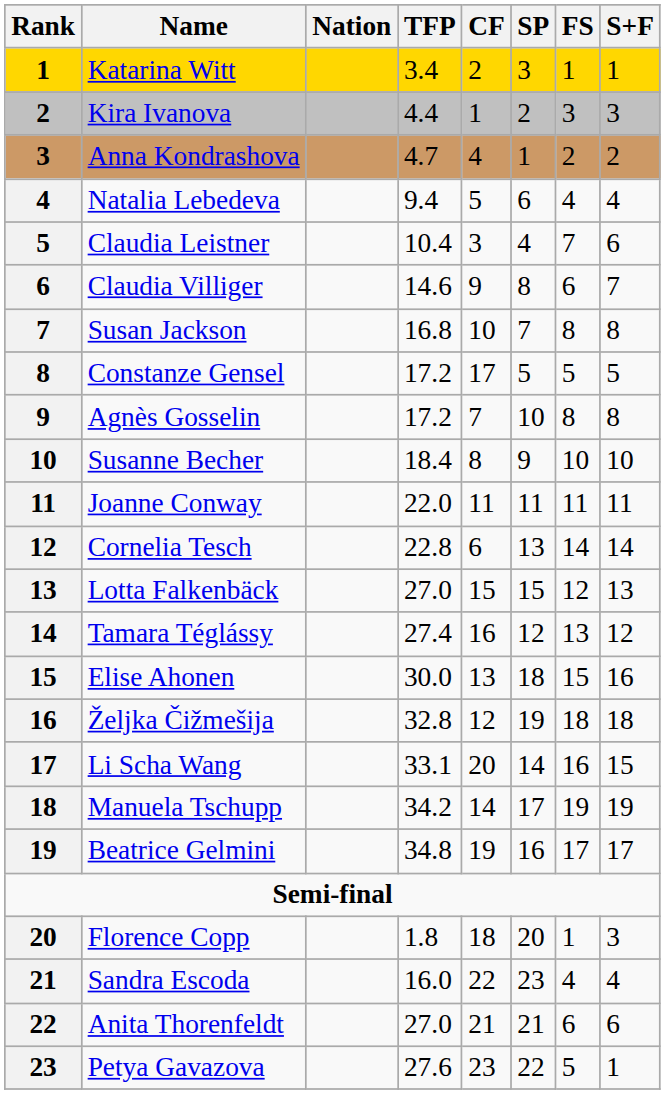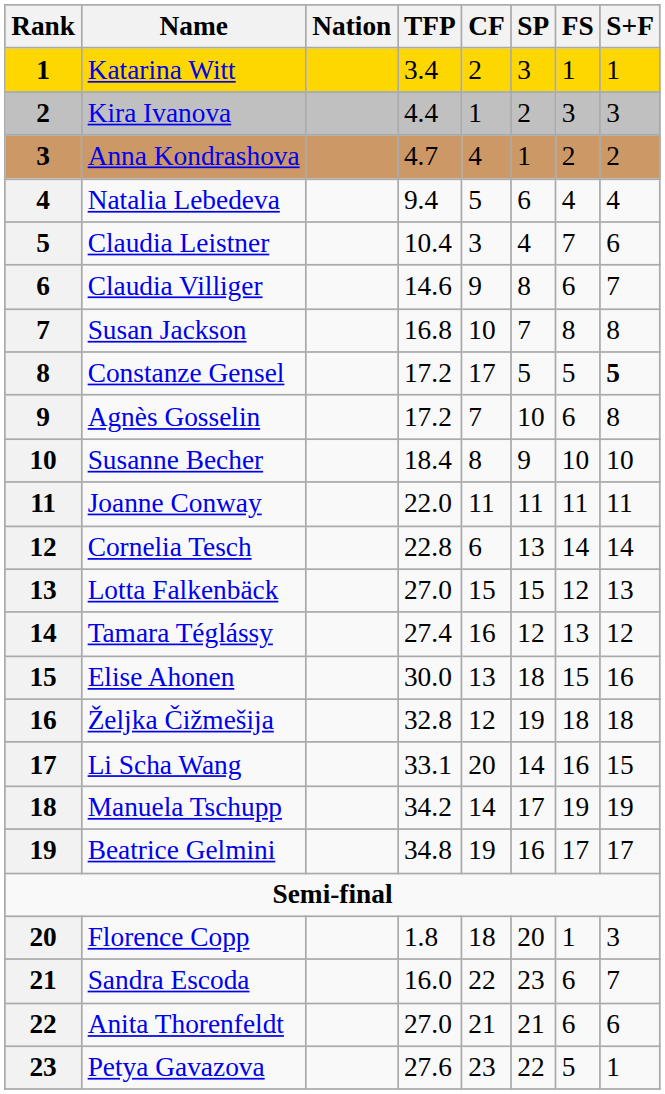(613, 373) normal -> (613, 373) bold
(569, 416) 8 -> (569, 416) 6
(569, 980) 4 -> (569, 980) 6
(613, 980) 4 -> (613, 980) 7
